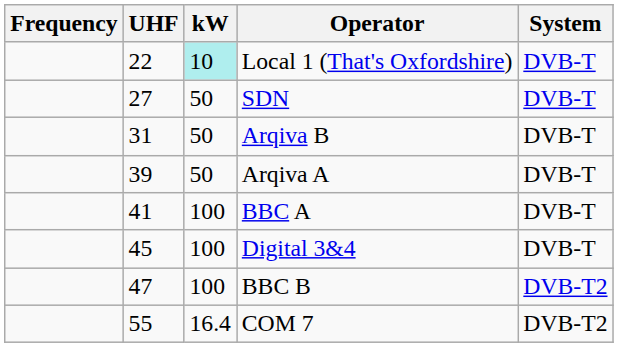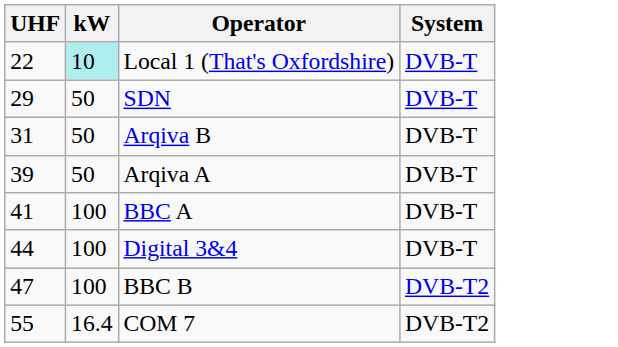- column: (64, 23)
(140, 98) 27 -> (22, 98) 29
(140, 248) 45 -> (22, 248) 44
